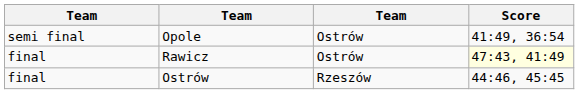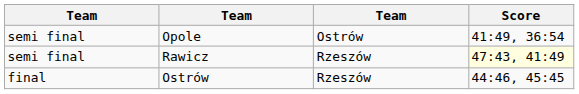(27, 57) final -> (46, 57) semi final
(340, 57) Ostrów -> (344, 57) Rzeszów
